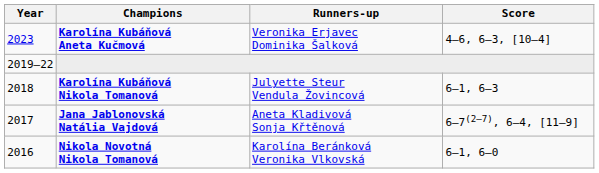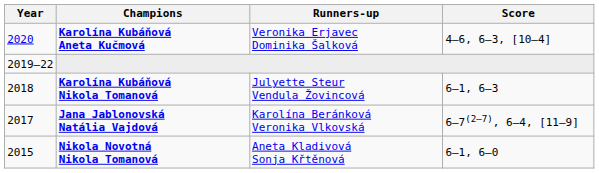(20, 38) 2023 -> (20, 38) 2020
(302, 120) Aneta Kladivová Sonja Křtěnová -> (312, 120) Karolína Beránková Veronika Vlkovská
(20, 152) 2016 -> (20, 152) 2015
(312, 152) Karolína Beránková Veronika Vlkovská -> (302, 152) Aneta Kladivová Sonja Křtěnová
